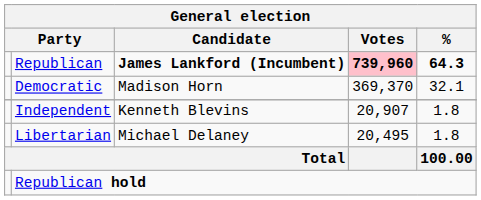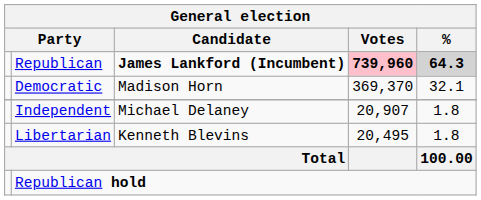(446, 64) no background -> (446, 64) lightgrey background
(184, 111) Kenneth Blevins -> (184, 111) Michael Delaney
(184, 135) Michael Delaney -> (184, 135) Kenneth Blevins
